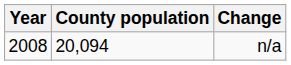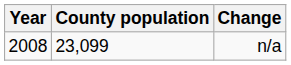(82, 45) 20,094 -> (82, 45) 23,099
